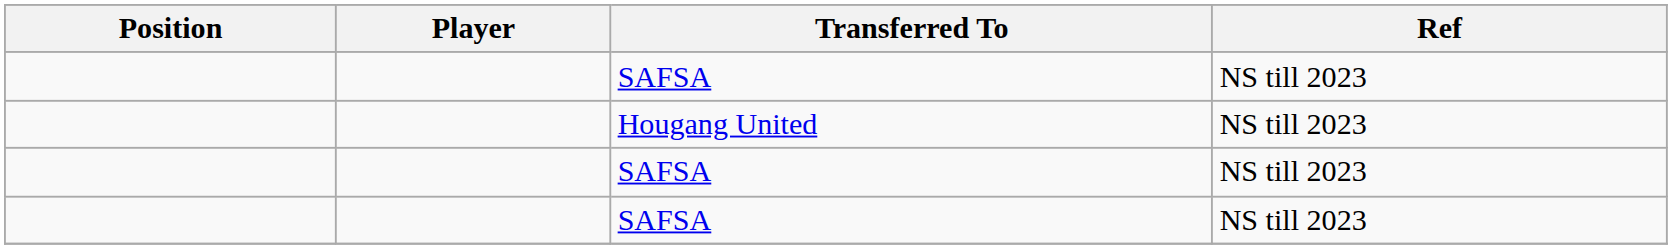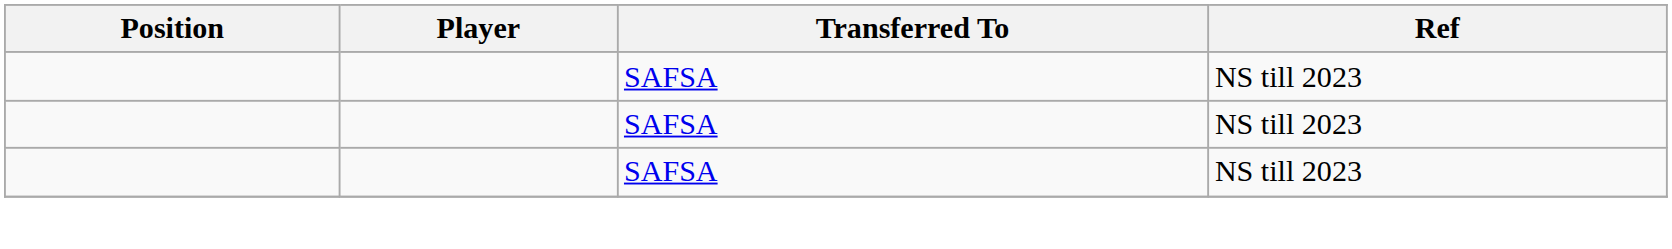- row: (171, 124)
